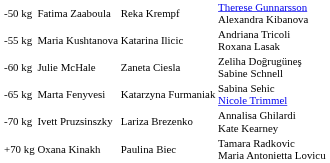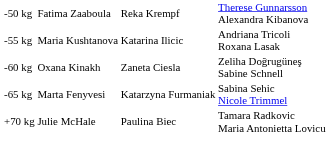(67, 67) Julie McHale -> (69, 67) Oxana Kinakh
- row: (18, 122)
(69, 149) Oxana Kinakh -> (67, 122) Julie McHale
